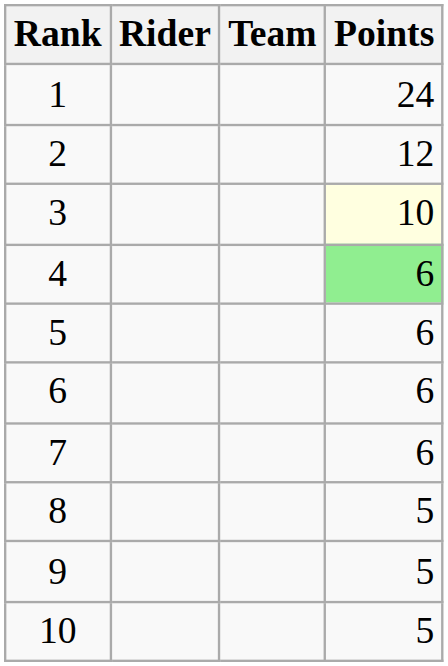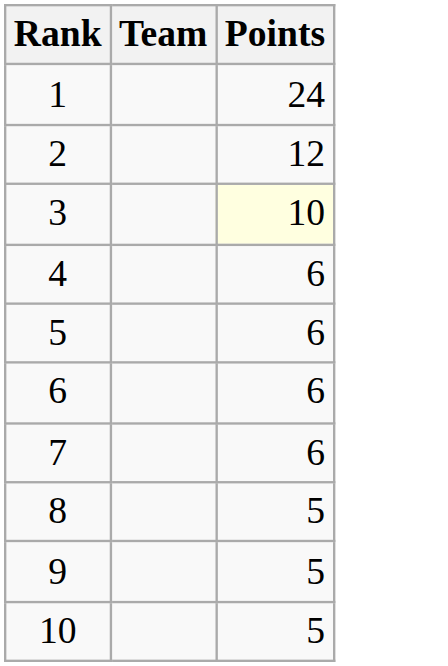- column: (165, 34)
(425, 272) lightgreen background -> (316, 272) no background
